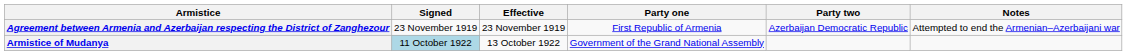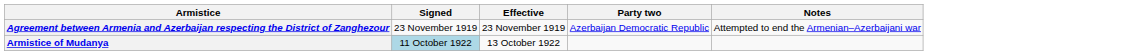- column: (667, 12)
